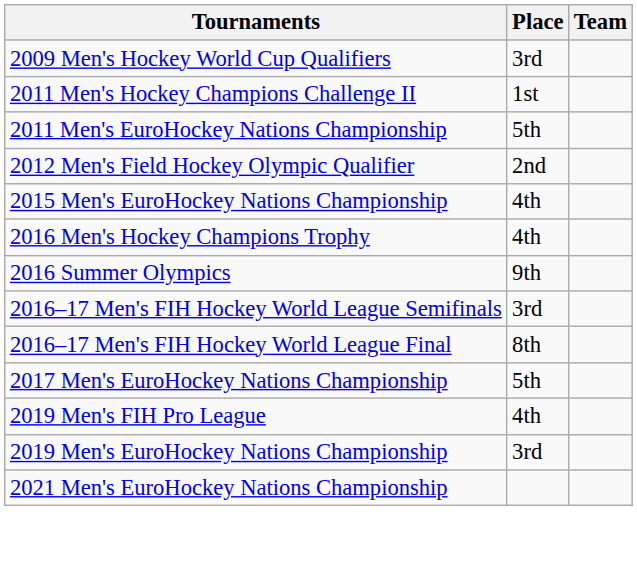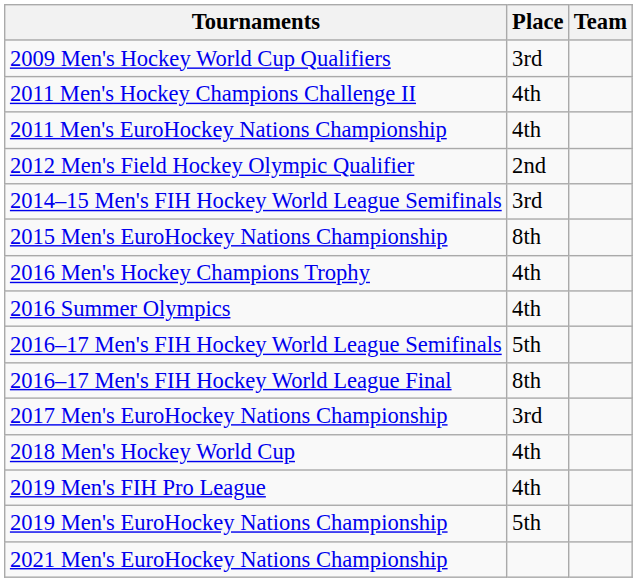(525, 93) 1st -> (527, 93) 4th
(527, 129) 5th -> (527, 129) 4th
+ row: (256, 201)
(527, 201) 4th -> (527, 237) 8th
(527, 272) 9th -> (527, 308) 4th
(527, 308) 3rd -> (527, 344) 5th
(527, 380) 5th -> (527, 415) 3rd
+ row: (152, 451)
(527, 451) 3rd -> (527, 523) 5th
